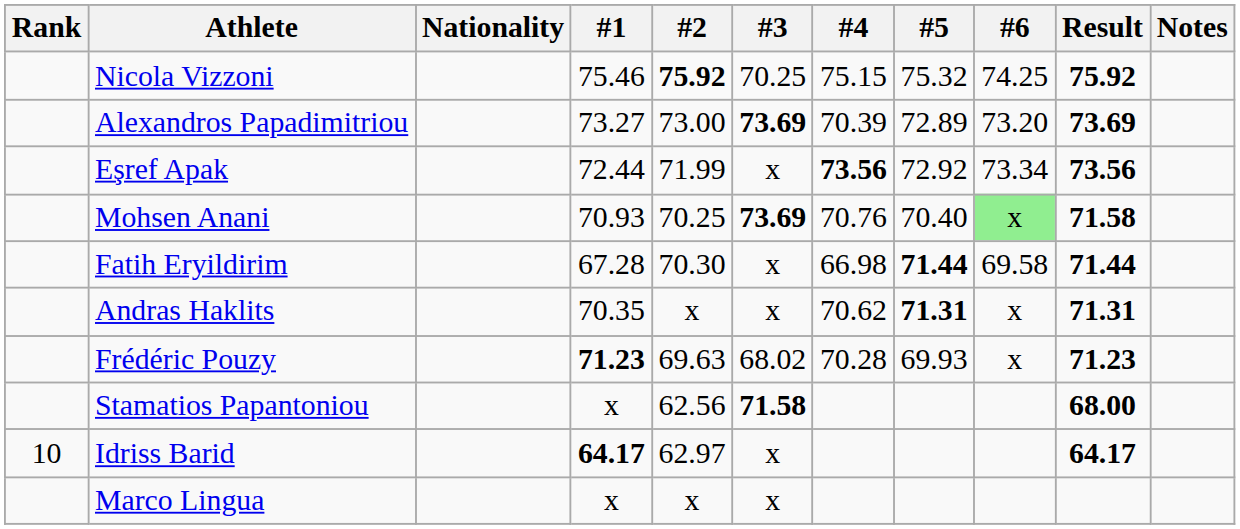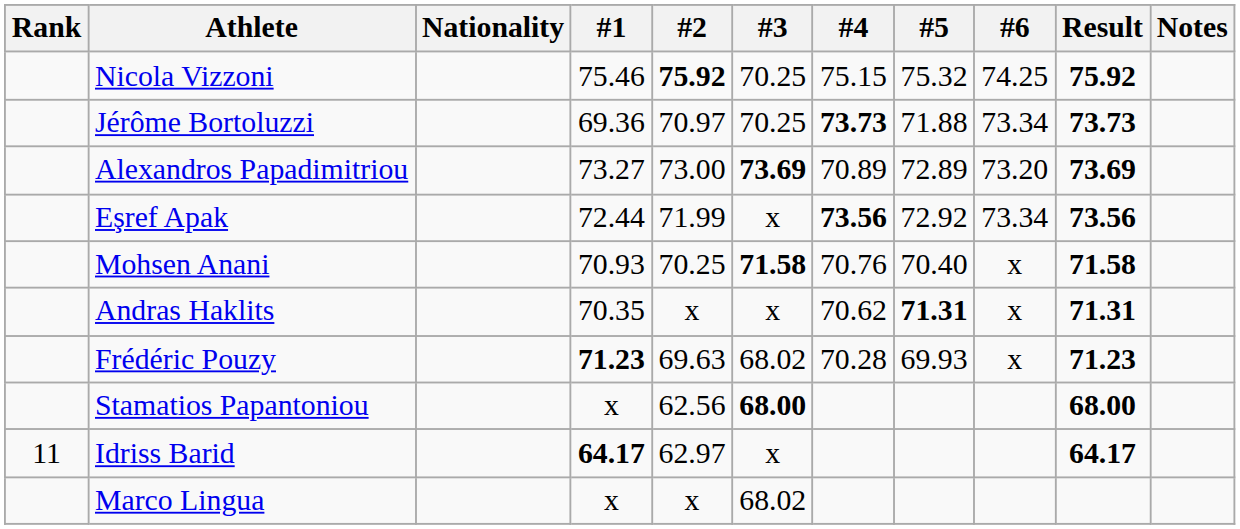+ row: (205, 122)
(853, 122) 70.39 -> (853, 169) 70.89
(773, 216) 73.69 -> (773, 264) 71.58
(1015, 216) lightgreen background -> (1015, 264) no background
- row: (191, 264)
(773, 405) 71.58 -> (773, 405) 68.00
(47, 452) 10 -> (47, 452) 11
(773, 500) x -> (773, 500) 68.02
